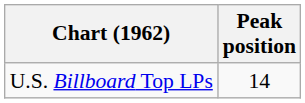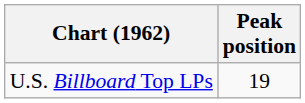(259, 80) 14 -> (259, 80) 19
